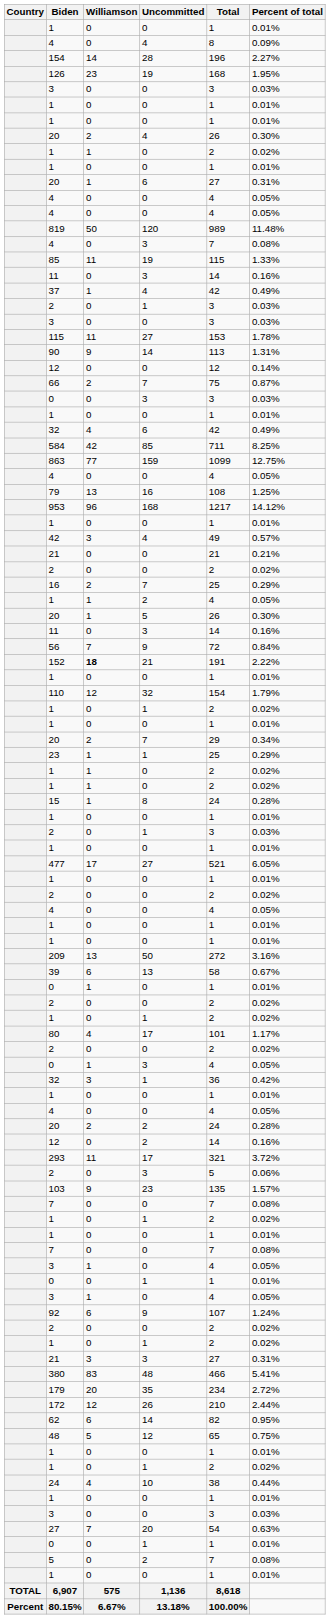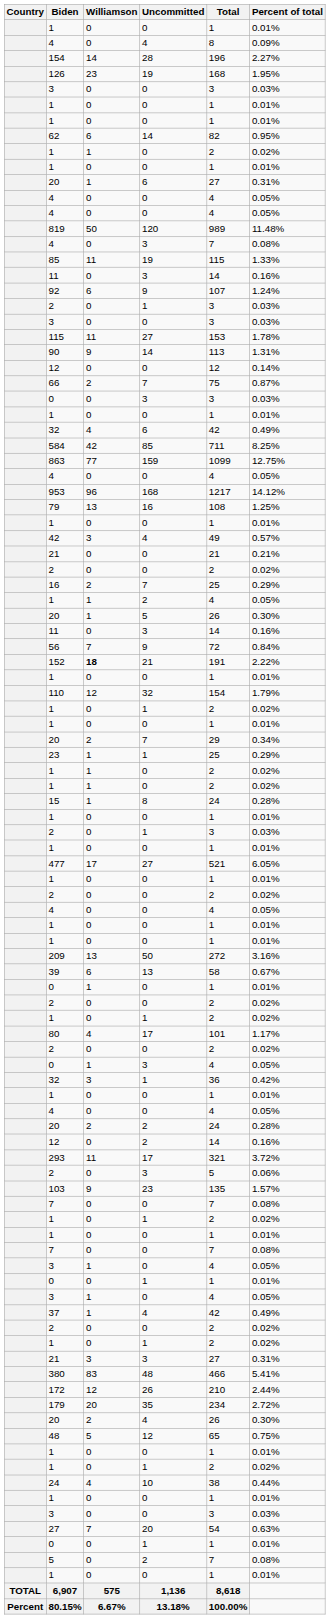rows swapped: (54, 1420) <-> (54, 136)
rows swapped: (54, 1312) <-> (54, 290)
rows swapped: (57, 507) <-> (54, 492)
rows swapped: (57, 1389) <-> (57, 1405)
